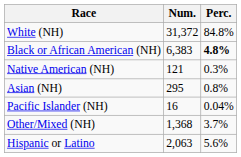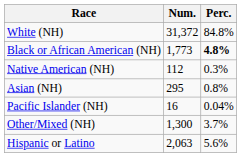(179, 50) 6,383 -> (179, 50) 1,773
(175, 69) 121 -> (175, 69) 112
(179, 124) 1,368 -> (179, 124) 1,300
